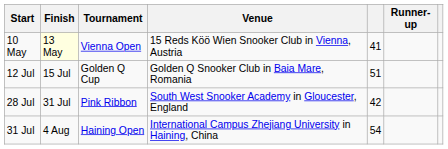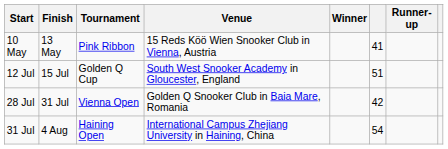+ column: (349, 19)
(53, 47) lightyellow background -> (51, 47) no background
(111, 47) Vienna Open -> (107, 47) Pink Ribbon
(237, 75) Golden Q Snooker Club in Baia Mare, Romania -> (222, 75) South West Snooker Academy in Gloucester, England
(109, 102) Pink Ribbon -> (109, 102) Vienna Open
(253, 102) South West Snooker Academy in Gloucester, England -> (234, 102) Golden Q Snooker Club in Baia Mare, Romania
